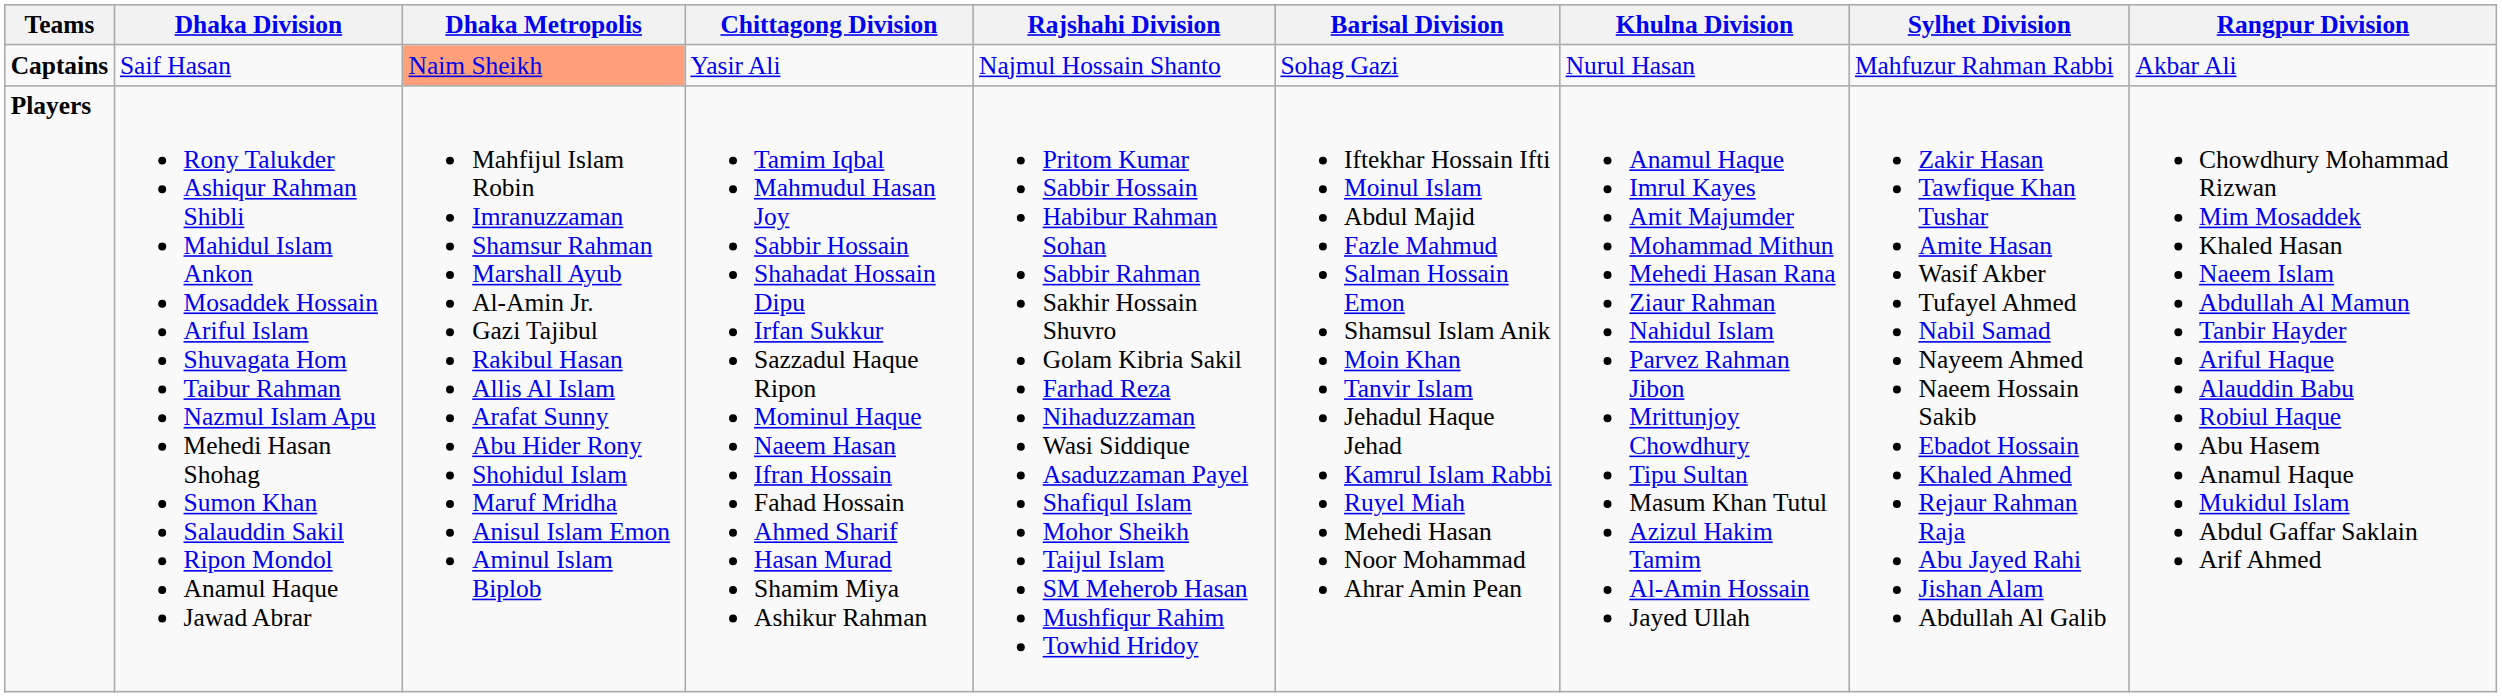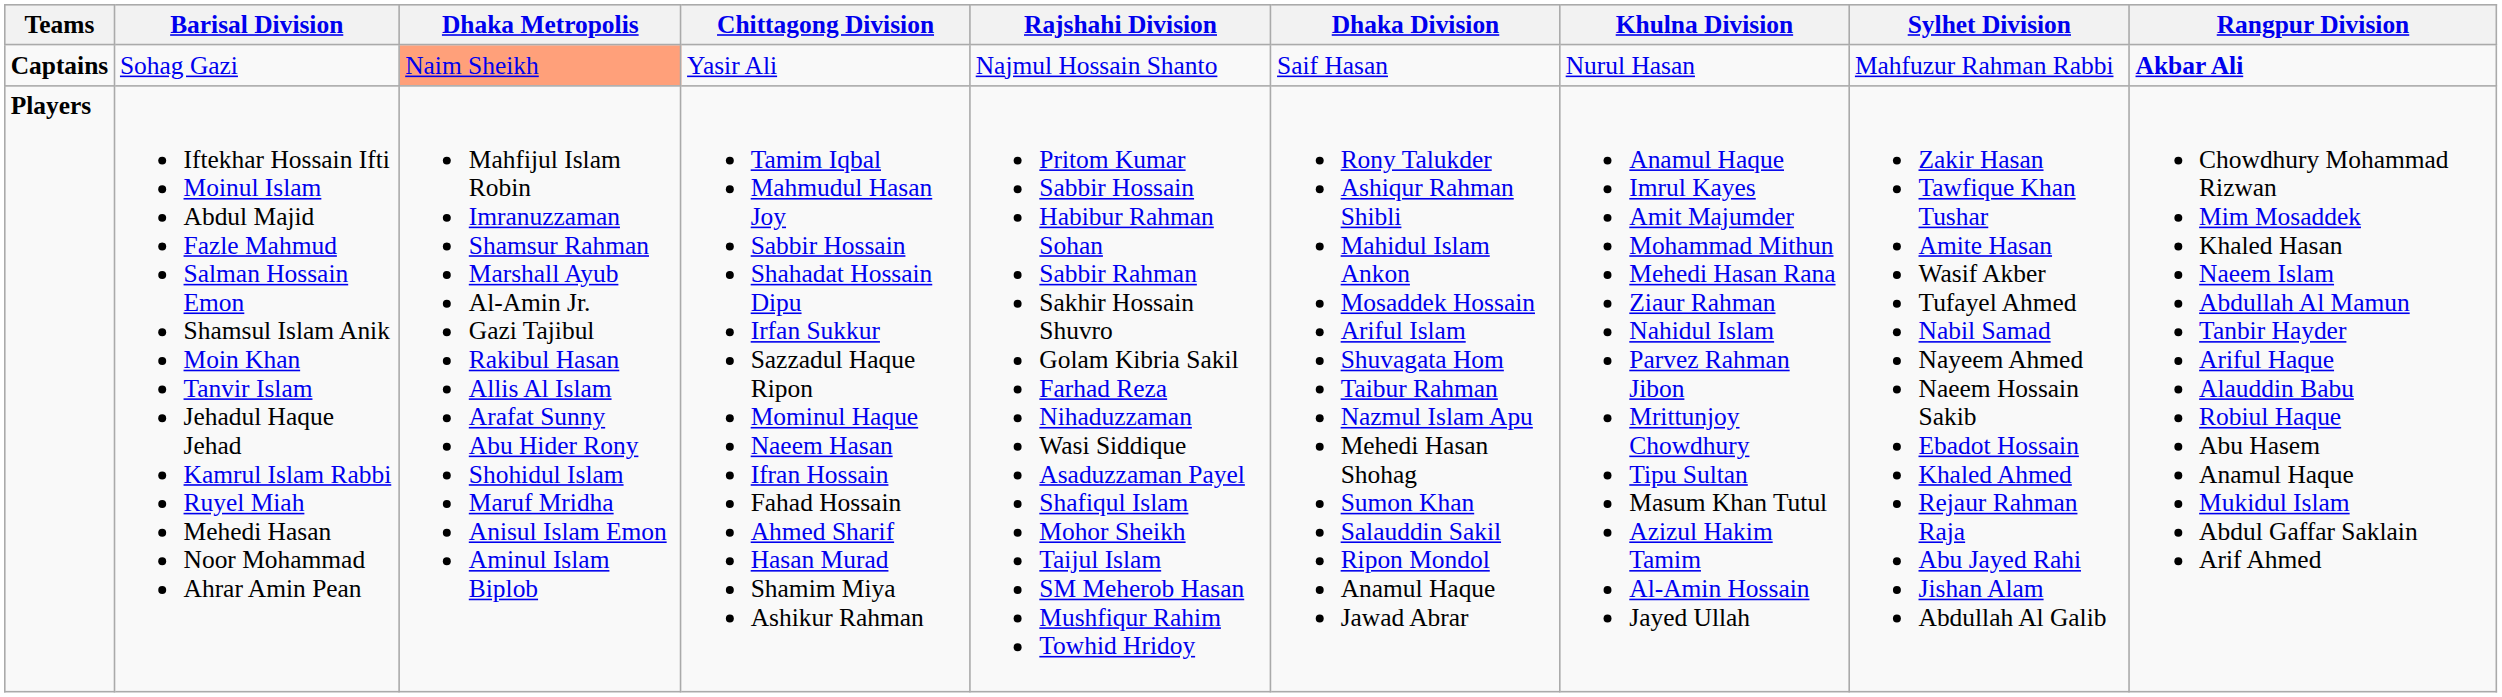columns swapped: (258, 24) <-> (1417, 24)
(2186, 65) normal -> (2189, 65) bold
